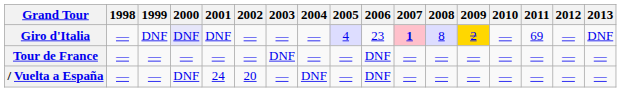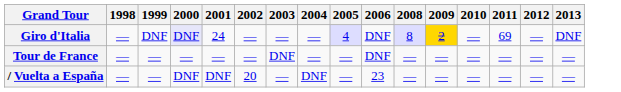- column: (410, 14)
(218, 35) DNF -> (218, 35) 24
(378, 35) 23 -> (378, 35) DNF
(218, 76) 24 -> (218, 76) DNF
(378, 76) DNF -> (378, 76) 23
